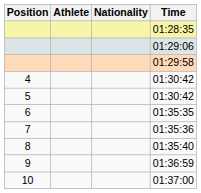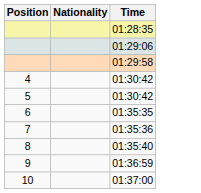- column: (71, 12)
